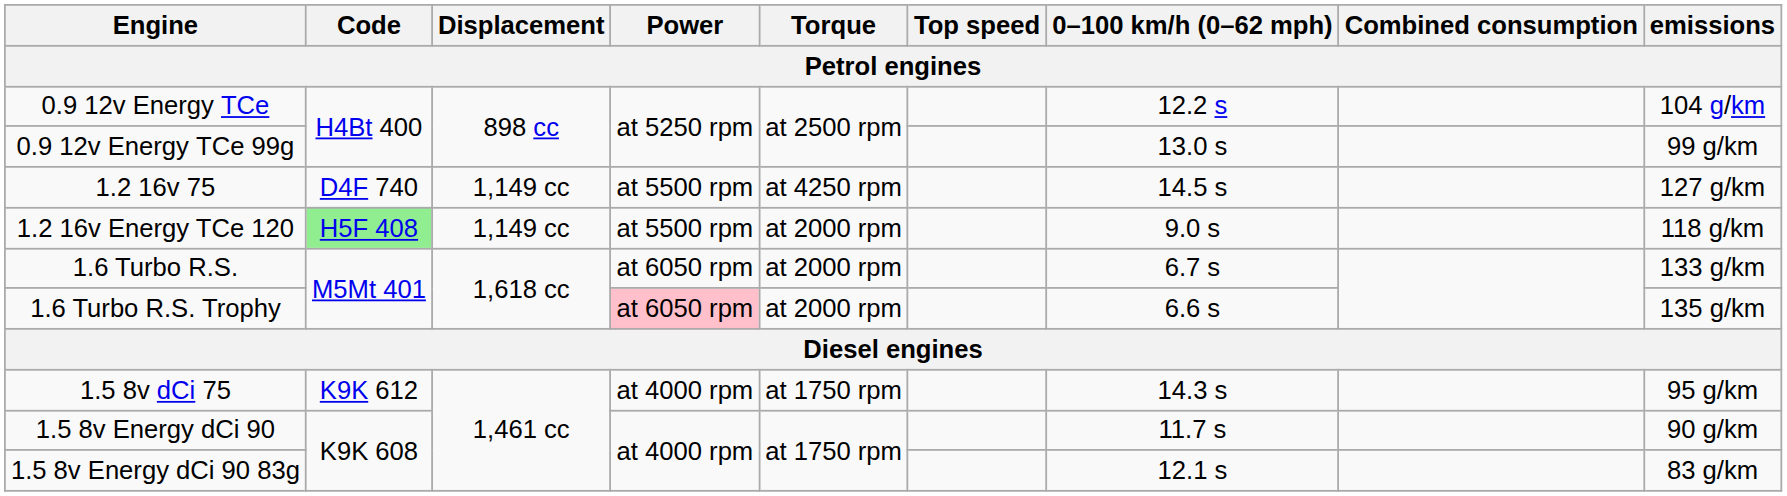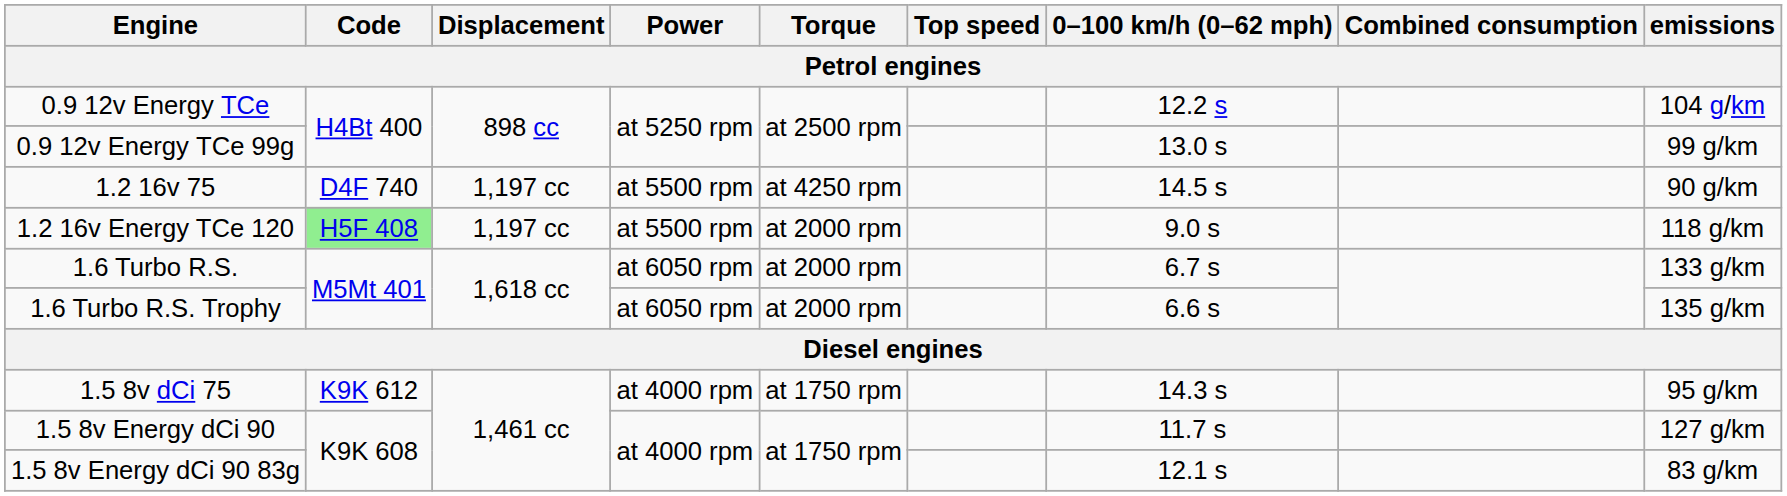(521, 188) 1,149 cc -> (521, 188) 1,197 cc
(1712, 188) 127 g/km -> (1712, 188) 90 g/km
(521, 228) 1,149 cc -> (521, 228) 1,197 cc
(685, 309) pink background -> (685, 309) no background
(1712, 430) 90 g/km -> (1712, 430) 127 g/km
